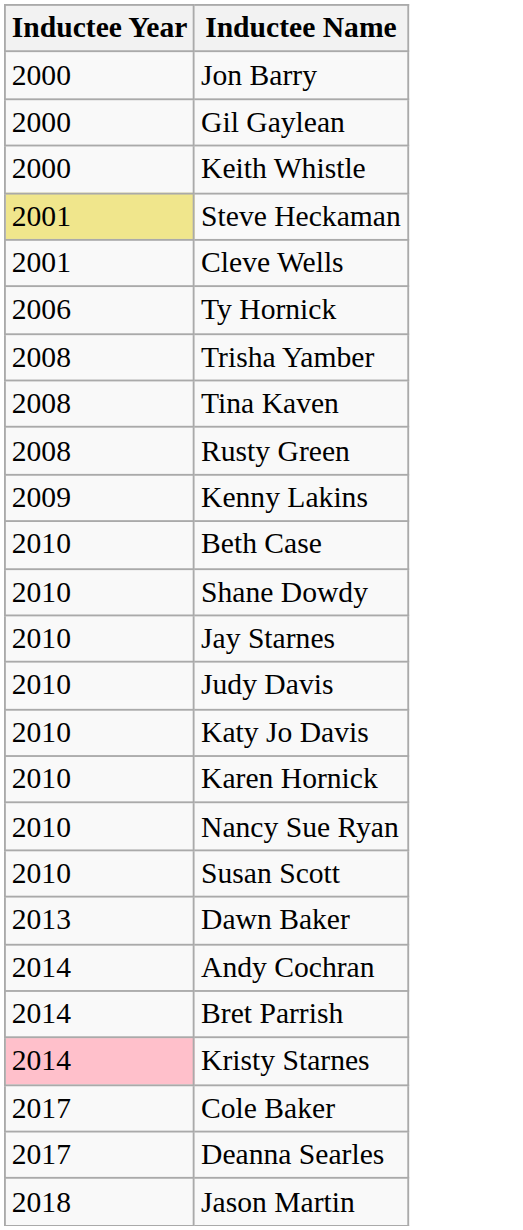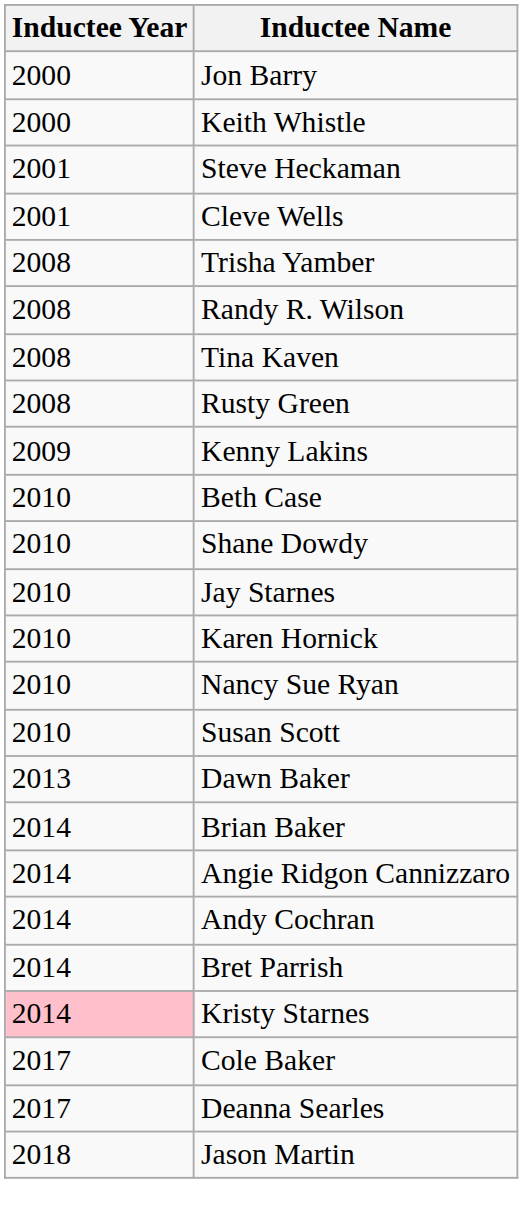- row: (273, 121)
(41, 215) khaki background -> (41, 168) no background
- row: (269, 309)
+ row: (303, 309)
- row: (267, 685)
- row: (285, 732)
+ row: (273, 826)
+ row: (356, 872)
